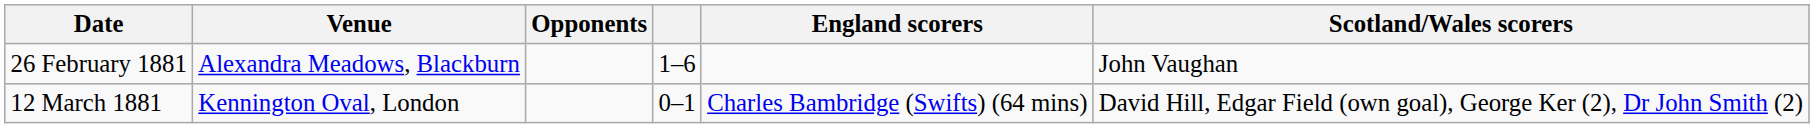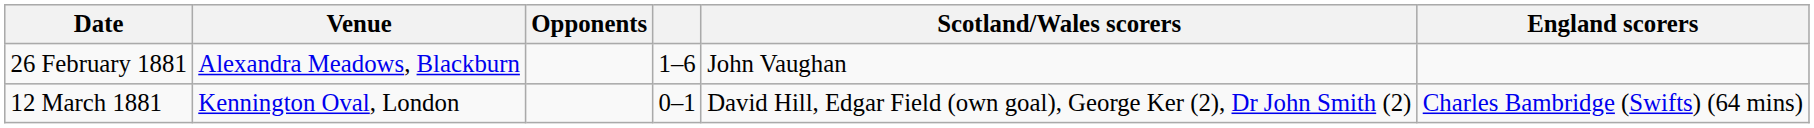columns swapped: (897, 24) <-> (1451, 24)
